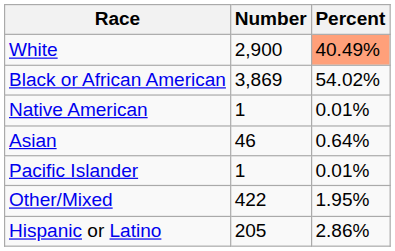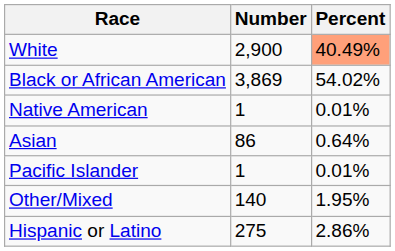(245, 140) 46 -> (245, 140) 86
(251, 200) 422 -> (251, 200) 140
(251, 230) 205 -> (251, 230) 275
